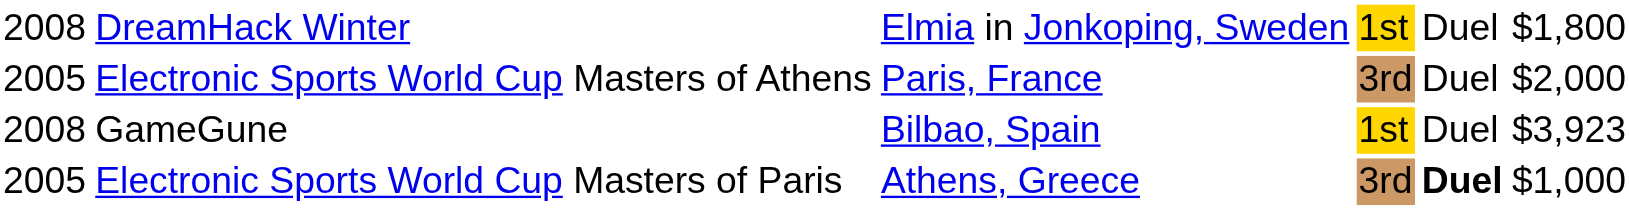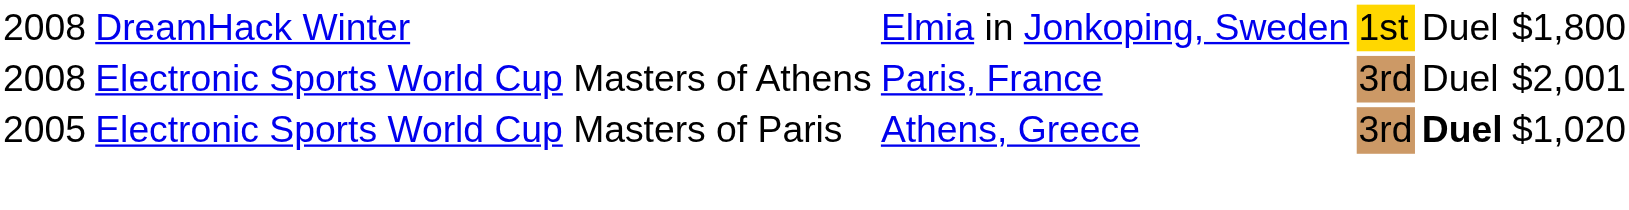(44, 78) 2005 -> (44, 78) 2008
(1569, 78) $2,000 -> (1569, 78) $2,001
- row: (192, 129)
(1569, 181) $1,000 -> (1569, 129) $1,020
